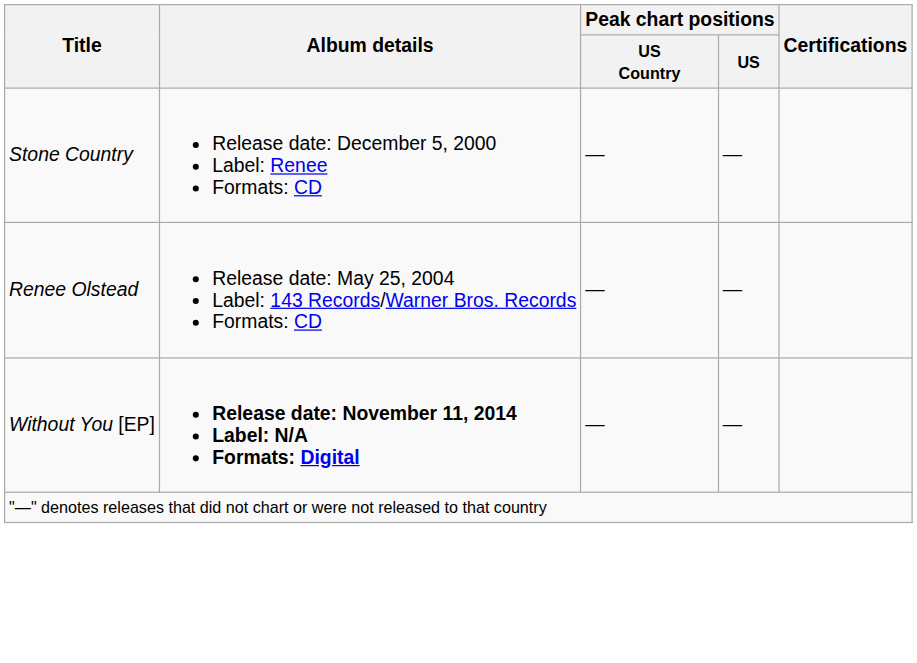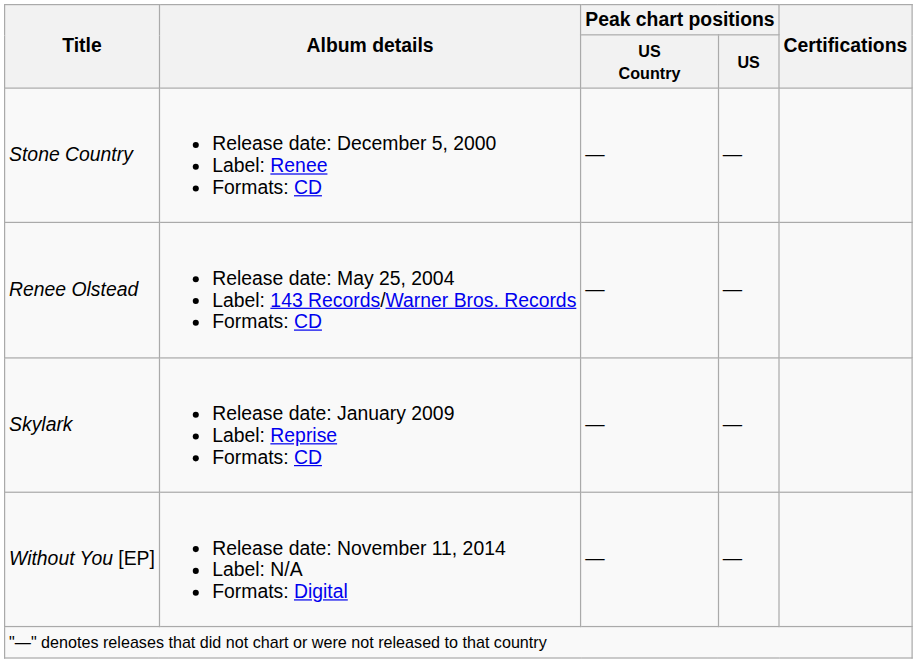+ row: (41, 424)
(370, 436) bold -> (370, 570) normal
